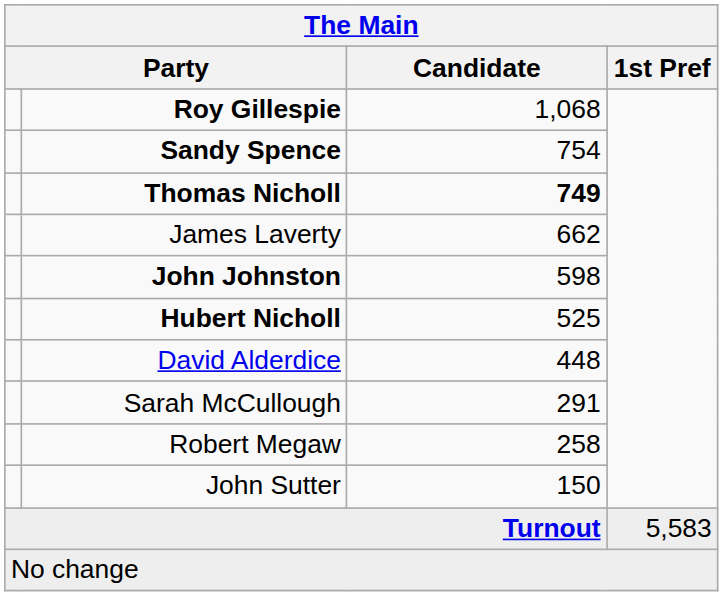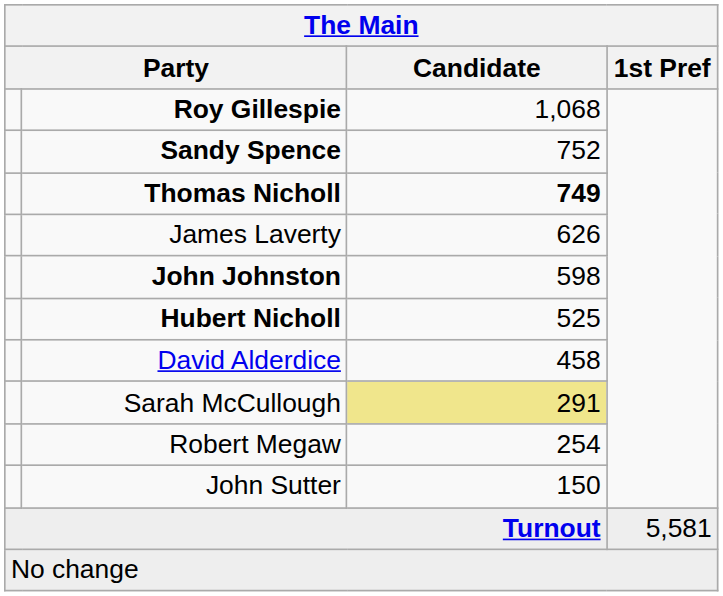(579, 151) 754 -> (579, 151) 752
(579, 234) 662 -> (579, 234) 626
(579, 360) 448 -> (579, 360) 458
(579, 402) no background -> (579, 402) khaki background
(579, 444) 258 -> (579, 444) 254
(679, 527) 5,583 -> (679, 527) 5,581
